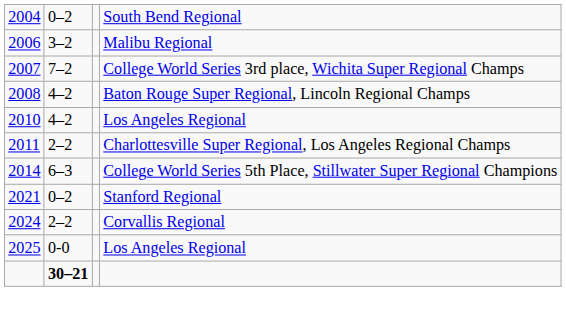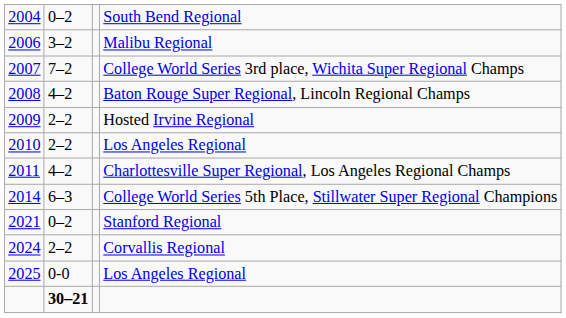+ row: (24, 119)
(60, 119) 4–2 -> (60, 145) 2–2
(60, 145) 2–2 -> (60, 171) 4–2
